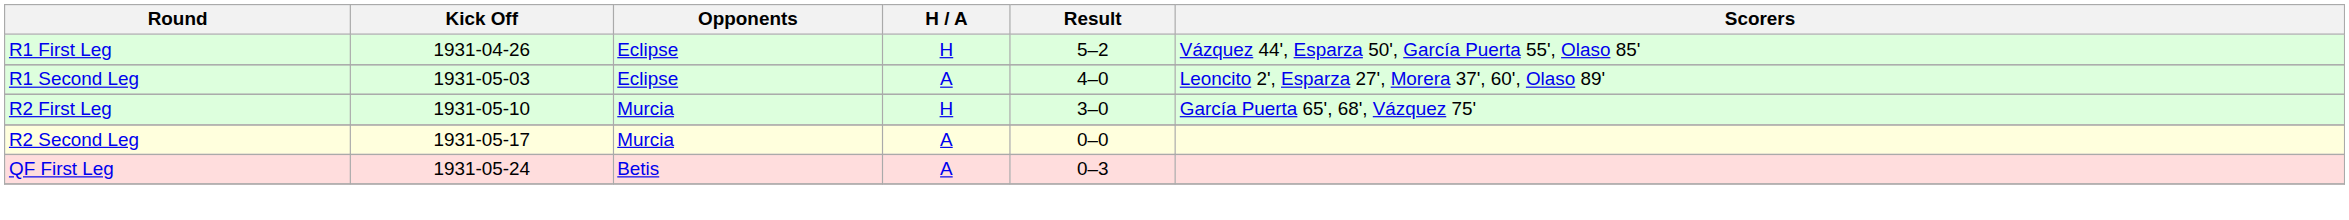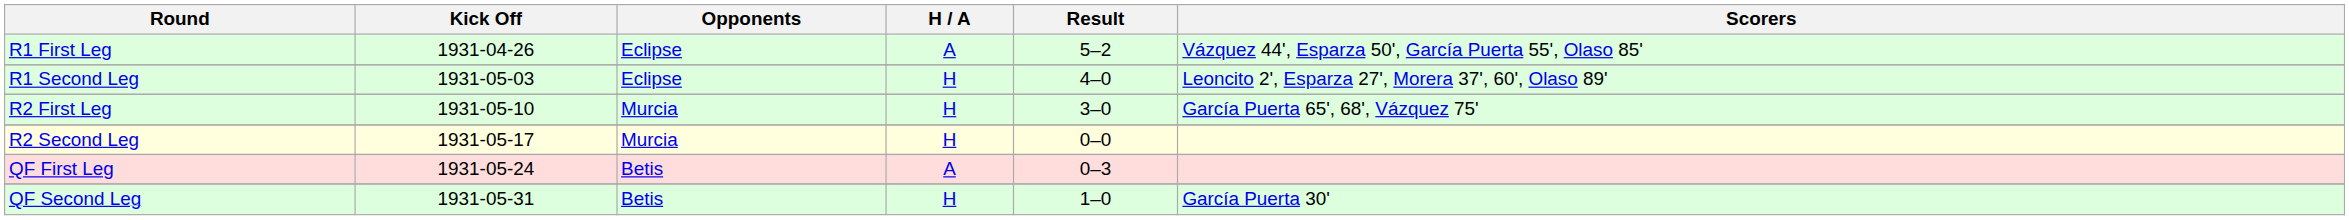(946, 49) H -> (950, 49) A
(946, 79) A -> (949, 79) H
(946, 139) A -> (949, 139) H
+ row: (75, 199)
